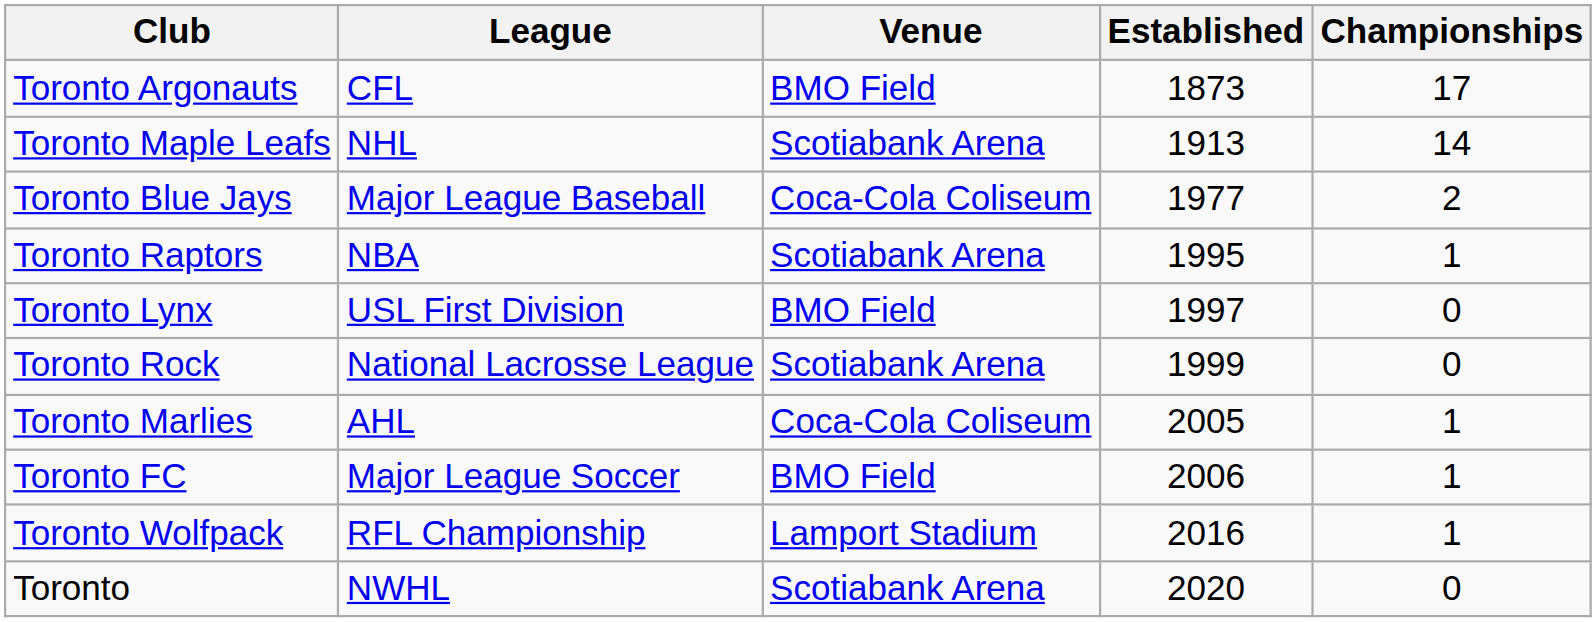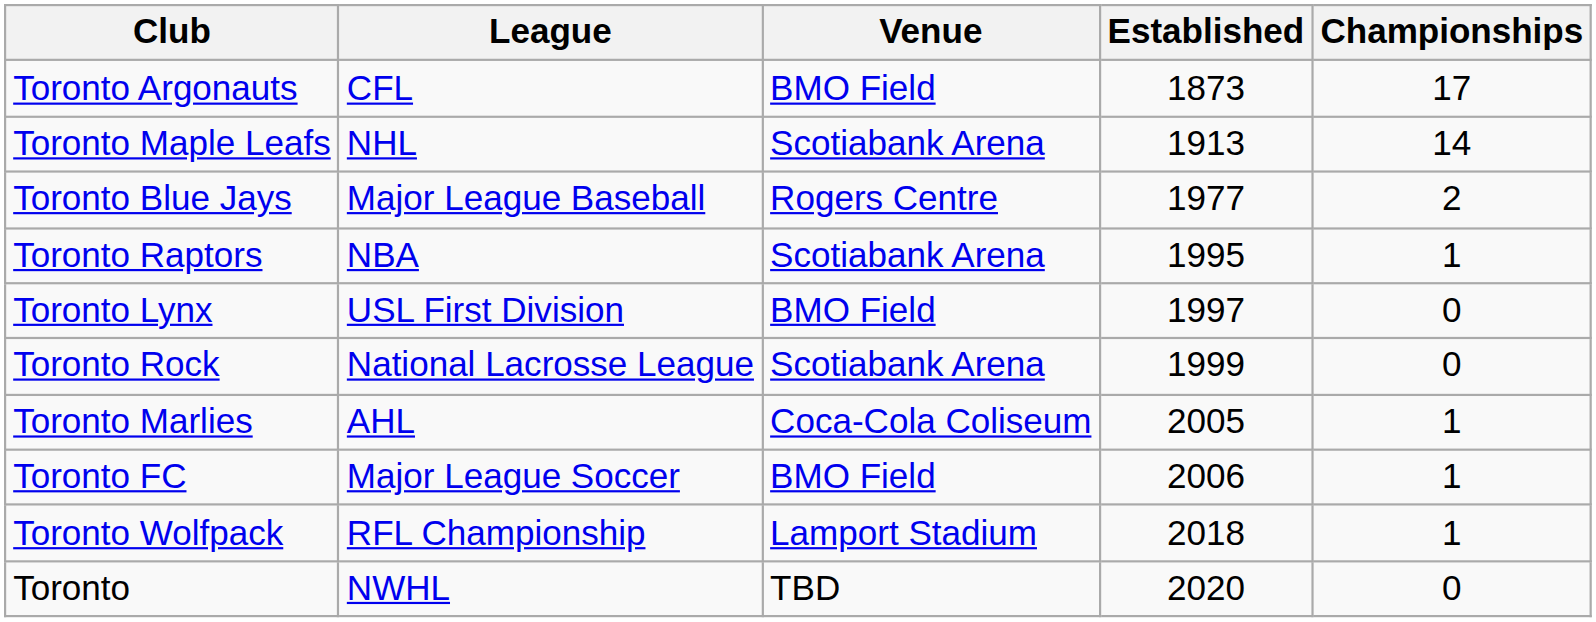(931, 198) Coca-Cola Coliseum -> (884, 198) Rogers Centre
(1206, 532) 2016 -> (1206, 532) 2018
(907, 587) Scotiabank Arena -> (805, 587) TBD
